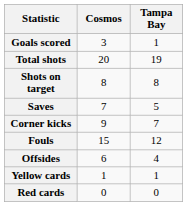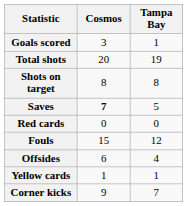(104, 106) normal -> (104, 106) bold
rows swapped: (41, 123) <-> (41, 192)
